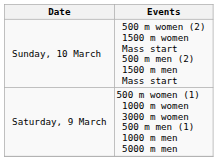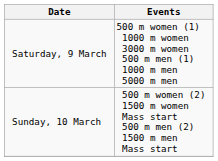rows swapped: (59, 122) <-> (57, 54)
